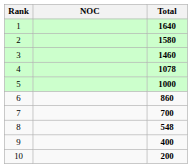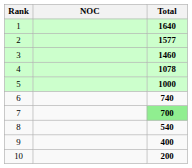(167, 41) 1580 -> (167, 41) 1577
(167, 99) 860 -> (167, 99) 740
(167, 113) no background -> (167, 113) lightgreen background
(167, 128) 548 -> (167, 128) 540
